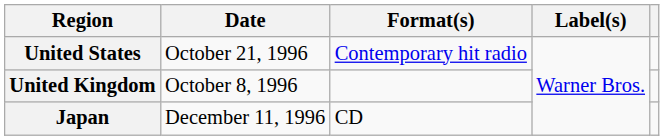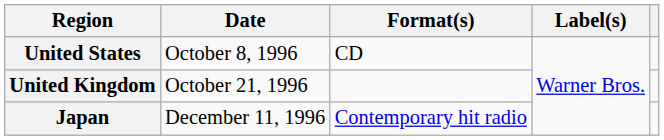(236, 53) October 21, 1996 -> (231, 53) October 8, 1996
(431, 53) Contemporary hit radio -> (349, 53) CD
(231, 85) October 8, 1996 -> (236, 85) October 21, 1996
(349, 118) CD -> (431, 118) Contemporary hit radio
